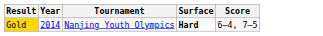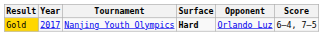+ column: (245, 11)
(50, 25) 2014 -> (50, 25) 2017
